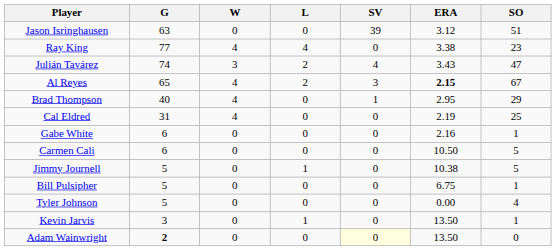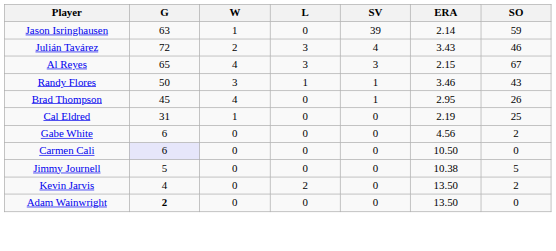(235, 30) 0 -> (235, 30) 1
(446, 30) 3.12 -> (446, 30) 2.14
(516, 30) 51 -> (516, 30) 59
- row: (67, 47)
(165, 64) 74 -> (165, 47) 72
(235, 64) 3 -> (235, 47) 2
(305, 64) 2 -> (305, 47) 3
(516, 64) 47 -> (516, 47) 46
(305, 82) 2 -> (305, 64) 3
(446, 82) bold -> (446, 64) normal
+ row: (67, 82)
(165, 99) 40 -> (165, 99) 45
(516, 99) 29 -> (516, 99) 26
(235, 116) 4 -> (235, 116) 1
(446, 133) 2.16 -> (446, 133) 4.56
(516, 133) 1 -> (516, 133) 2
(165, 151) no background -> (165, 151) lavender background
(516, 151) 5 -> (516, 151) 0
(305, 168) 1 -> (305, 168) 0
- row: (67, 185)
- row: (67, 202)
(165, 220) 3 -> (165, 185) 4
(305, 220) 1 -> (305, 185) 2
(516, 220) 1 -> (516, 185) 2
(375, 237) lightyellow background -> (375, 202) no background
